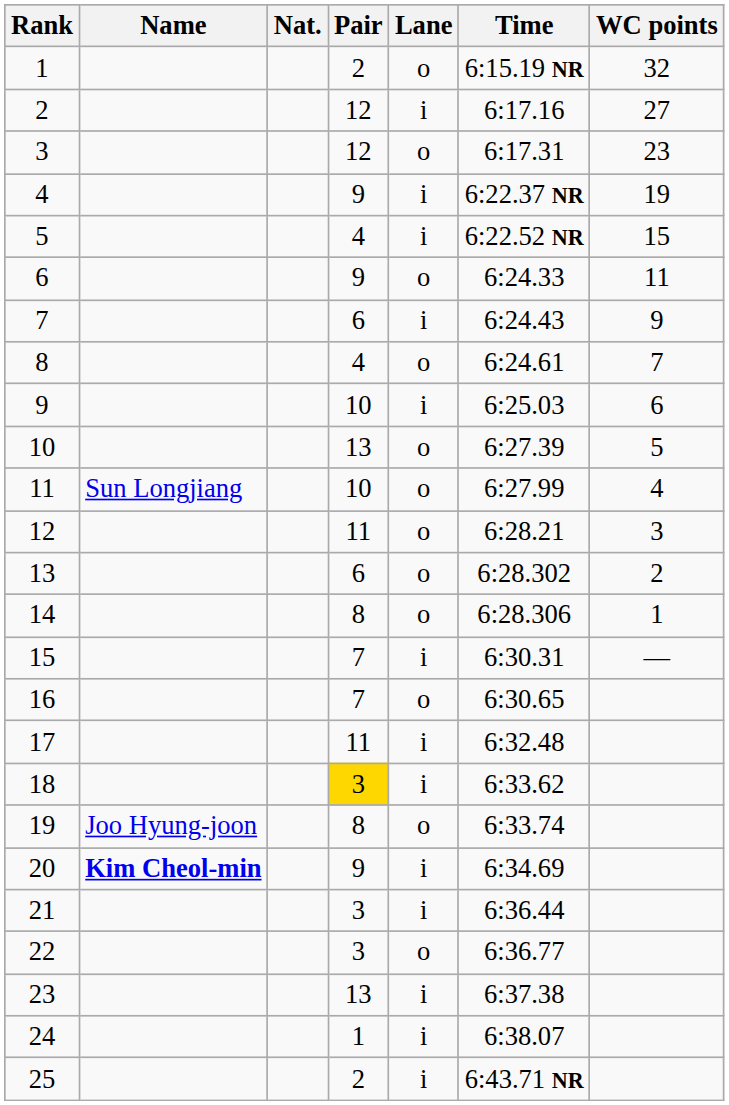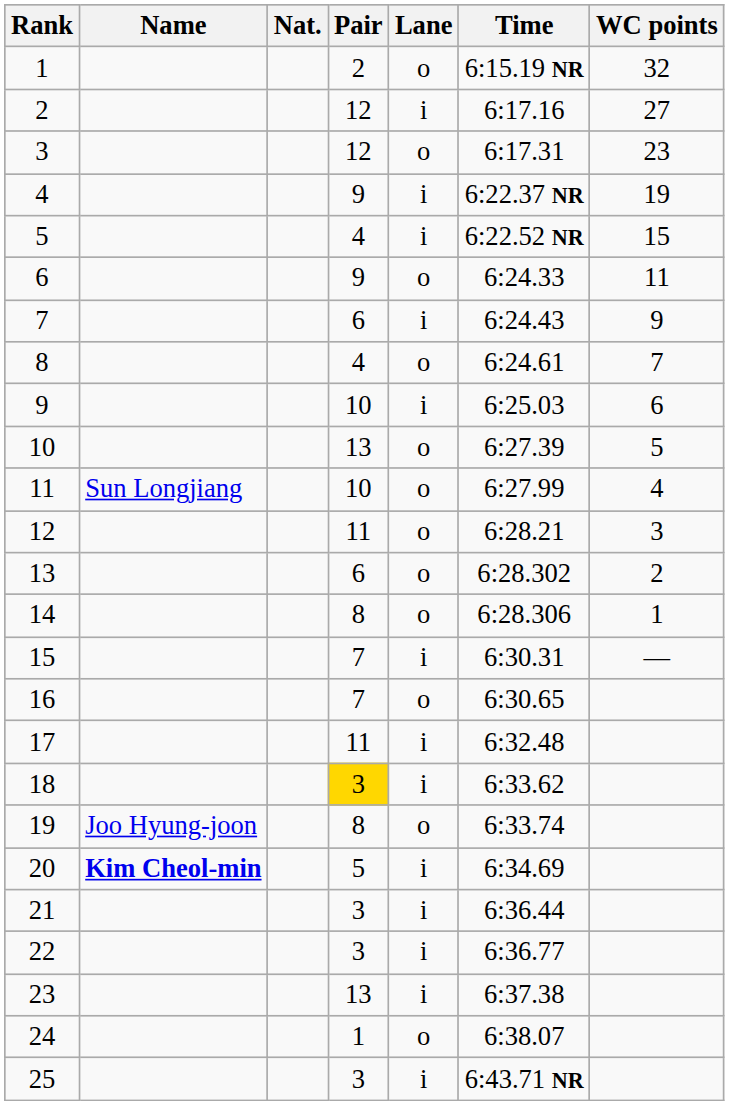(358, 868) 9 -> (358, 868) 5
(424, 952) o -> (424, 952) i
(424, 1036) i -> (424, 1036) o
(358, 1078) 2 -> (358, 1078) 3
